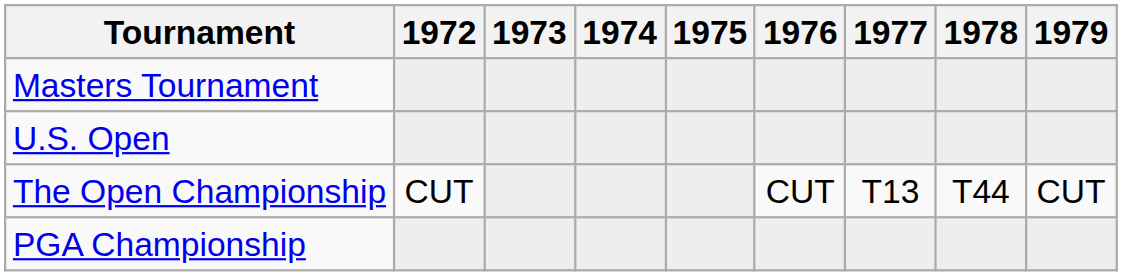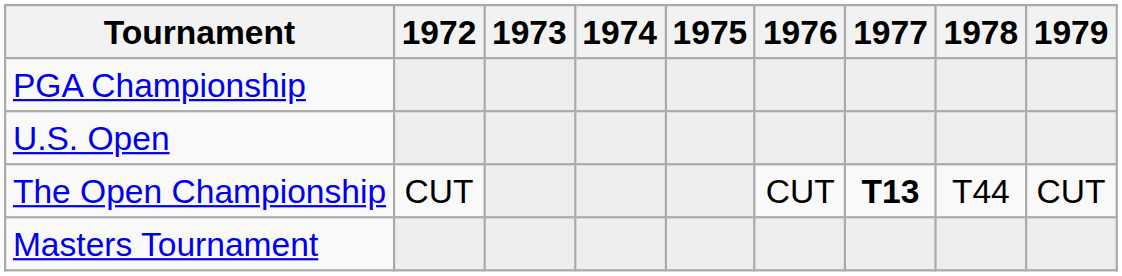rows swapped: (166, 85) <-> (159, 245)
(891, 191) normal -> (891, 191) bold
